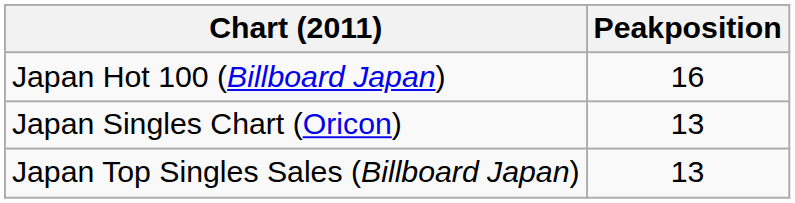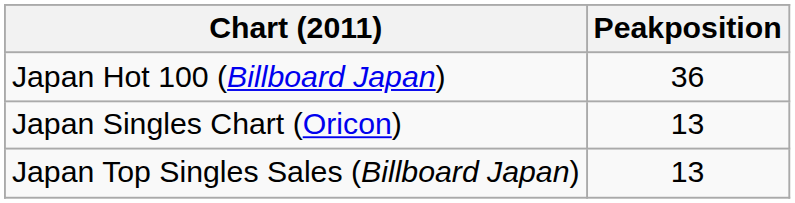(688, 76) 16 -> (688, 76) 36
